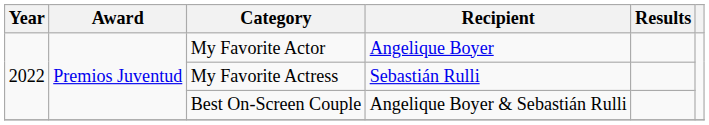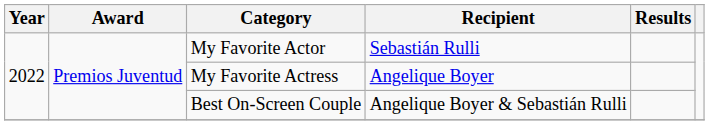(432, 47) Angelique Boyer -> (425, 47) Sebastián Rulli
(425, 76) Sebastián Rulli -> (432, 76) Angelique Boyer
